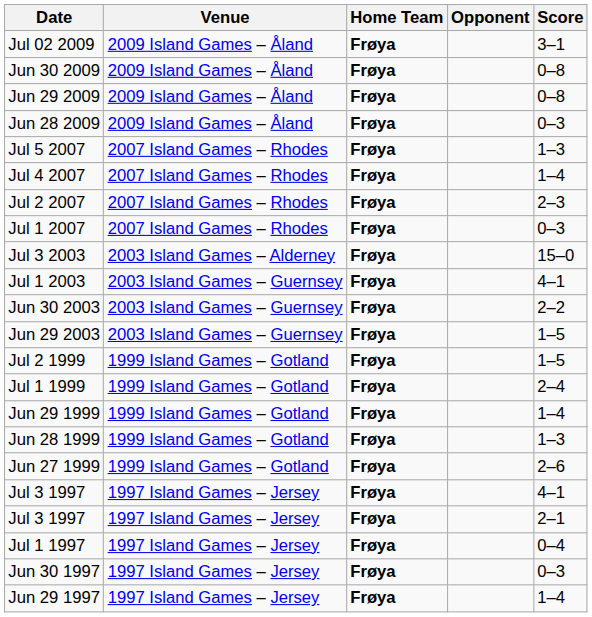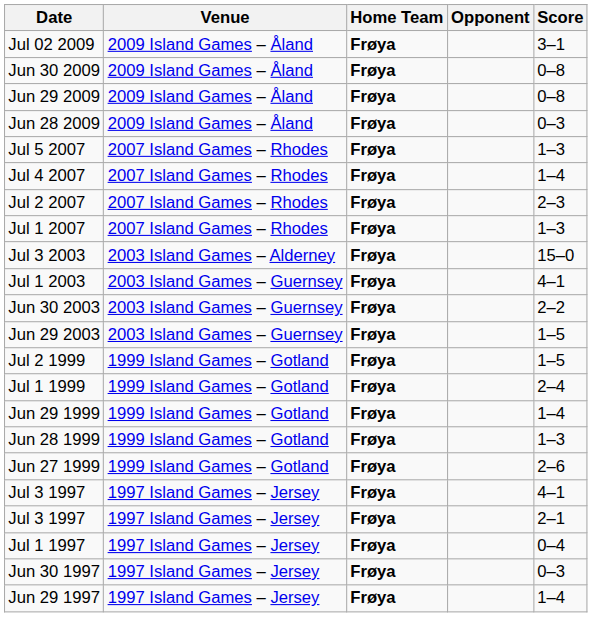(551, 228) 0–3 -> (551, 228) 1–3
